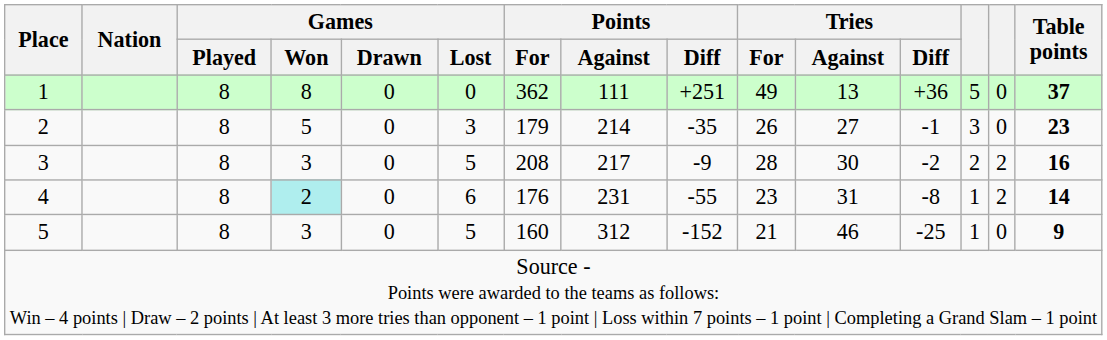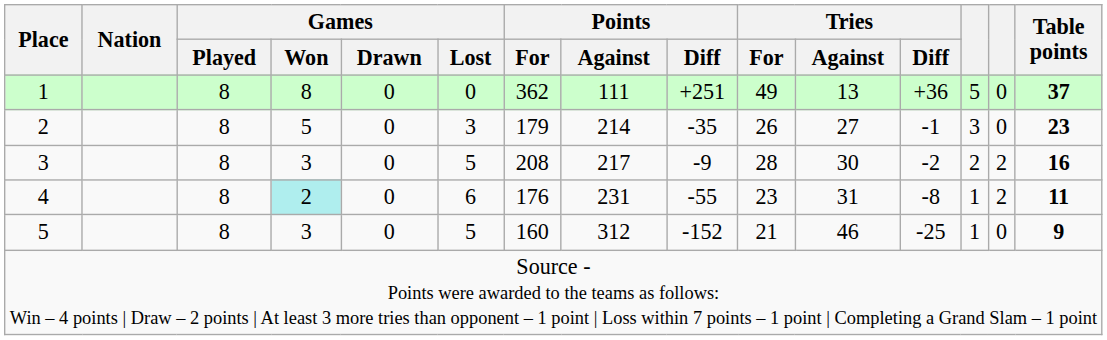(1059, 197) 14 -> (1059, 197) 11
